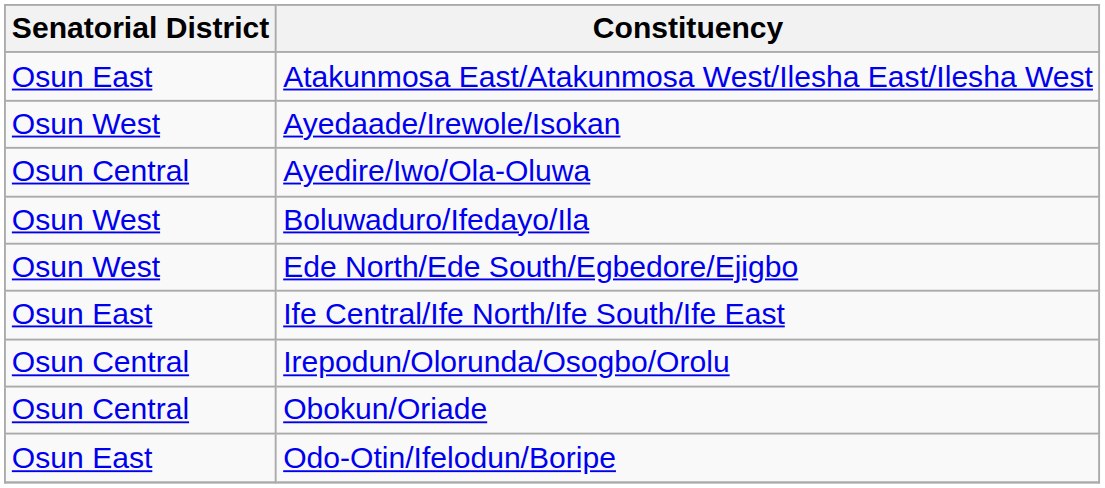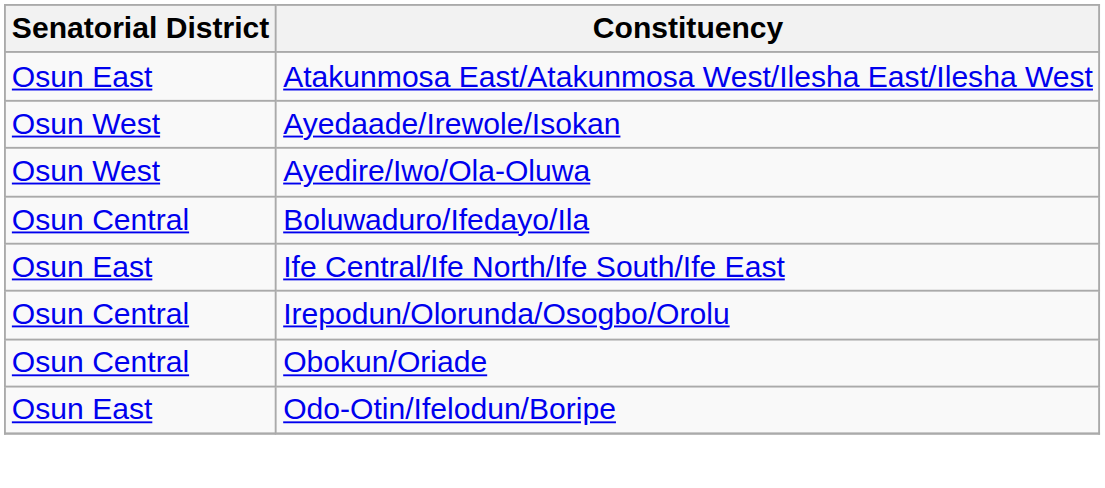(100, 171) Osun Central -> (86, 171) Osun West
(86, 219) Osun West -> (100, 219) Osun Central
- row: (541, 266)
